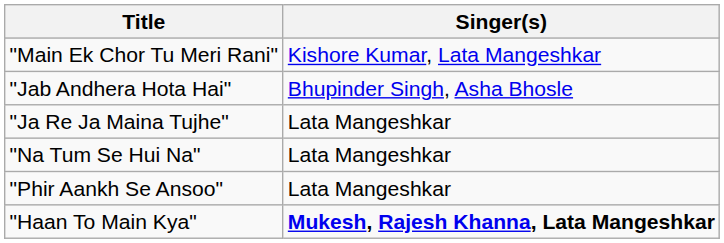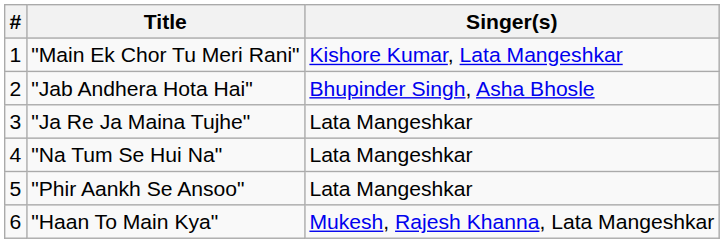+ column: (15, 22)
(501, 222) bold -> (512, 222) normal
